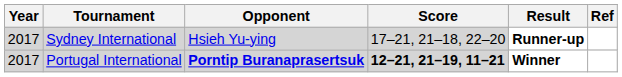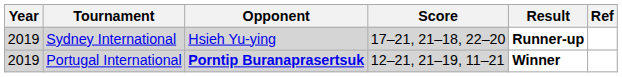(24, 39) 2017 -> (24, 39) 2019
(24, 61) 2017 -> (24, 61) 2019
(438, 61) bold -> (438, 61) normal
